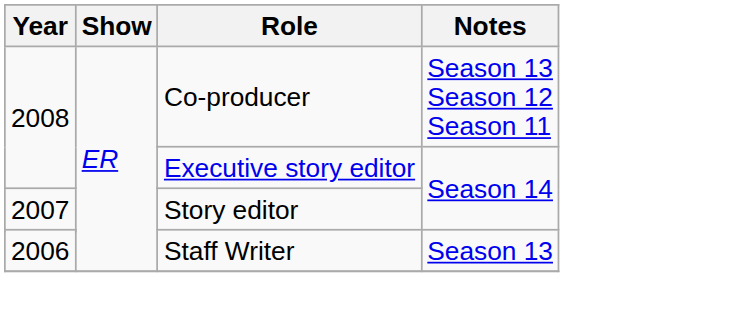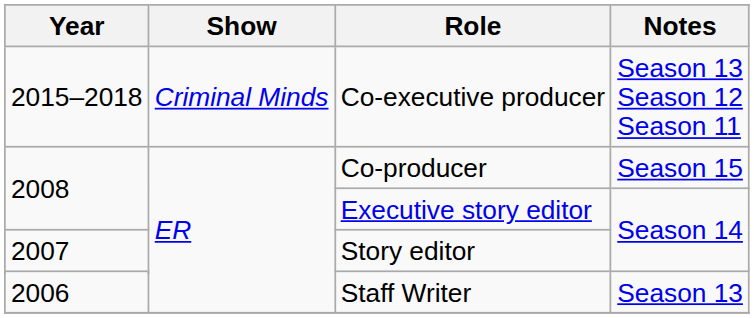+ row: (77, 97)
(490, 97) Season 13 Season 12 Season 11 -> (680, 168) Season 15
